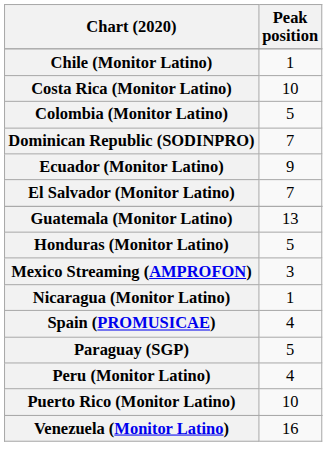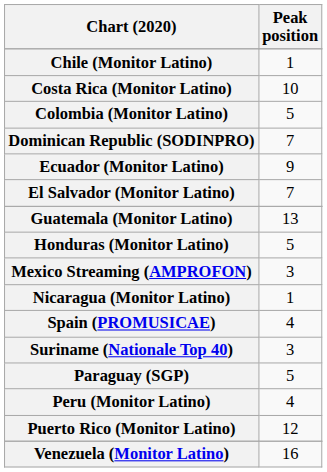+ row: (131, 349)
(290, 402) 10 -> (290, 428) 12
